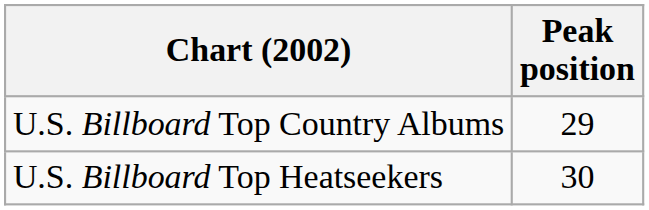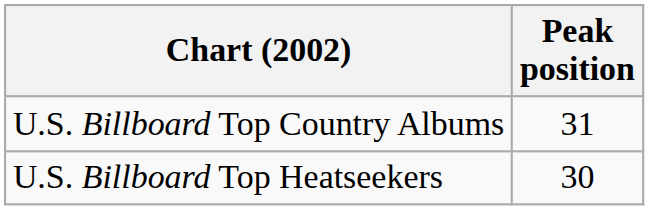(577, 123) 29 -> (577, 123) 31
